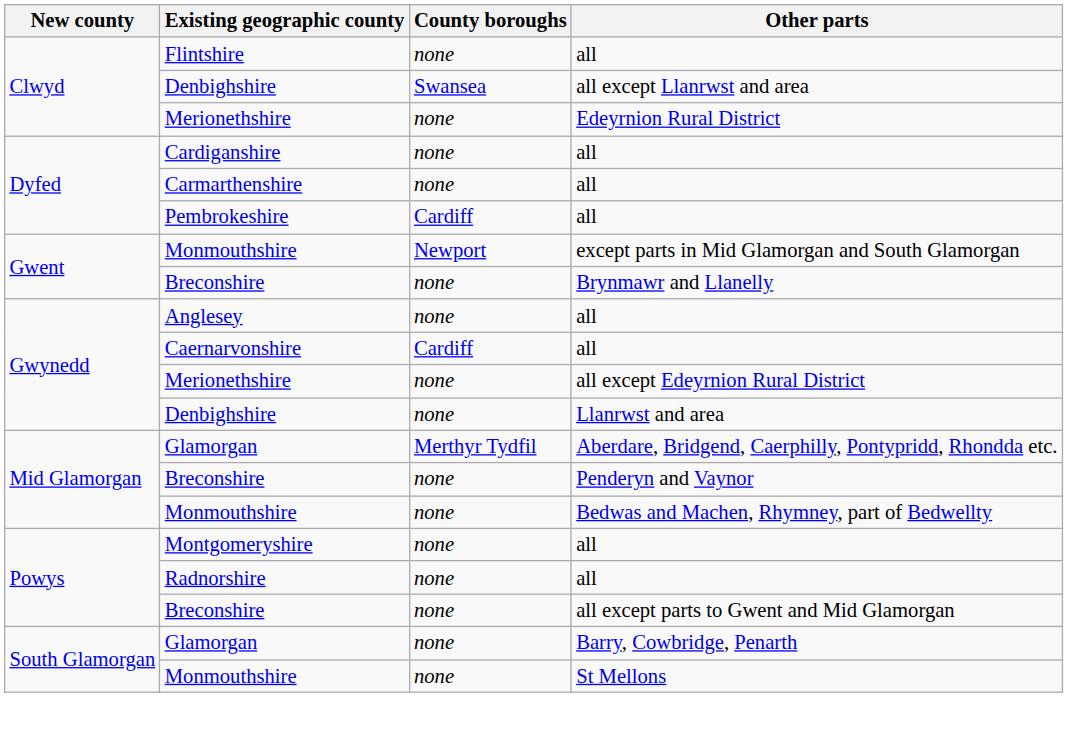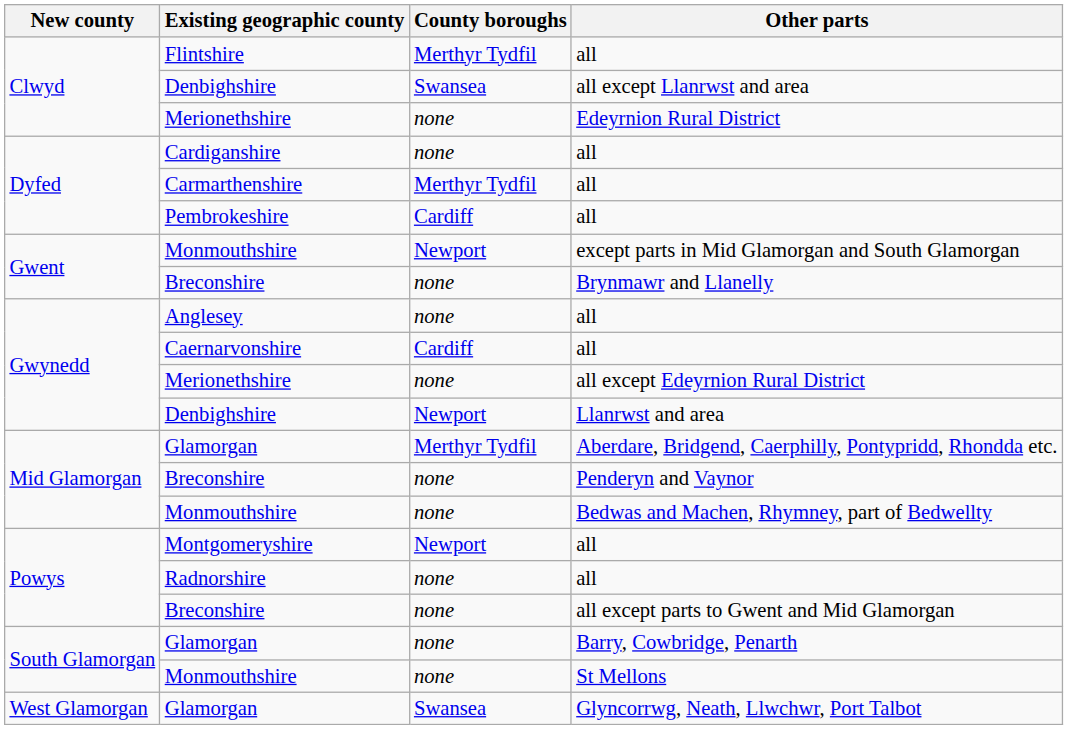(434, 53) none -> (475, 53) Merthyr Tydfil
(434, 184) none -> (475, 184) Merthyr Tydfil
(434, 413) none -> (450, 413) Newport
(434, 544) none -> (450, 544) Newport
+ row: (211, 708)
